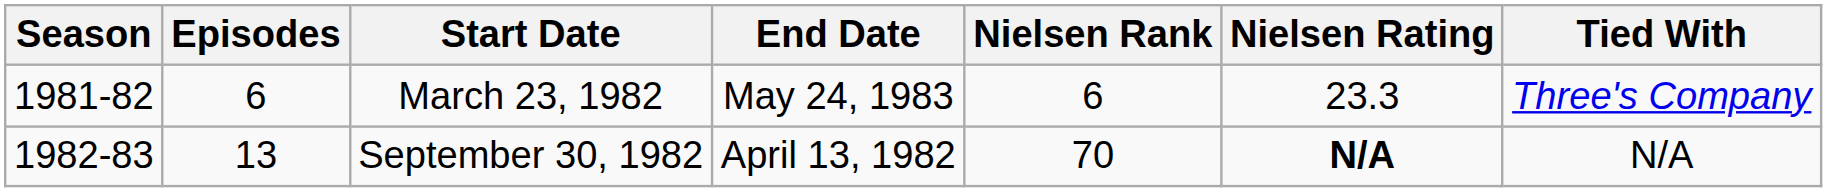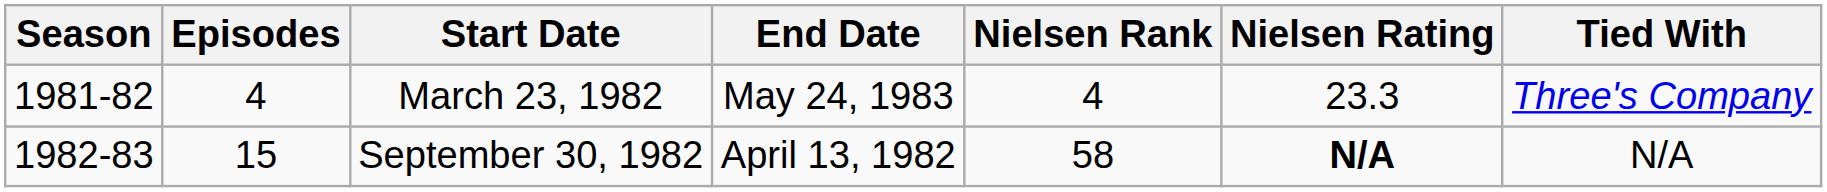(256, 95) 6 -> (256, 95) 4
(1093, 95) 6 -> (1093, 95) 4
(256, 155) 13 -> (256, 155) 15
(1093, 155) 70 -> (1093, 155) 58
